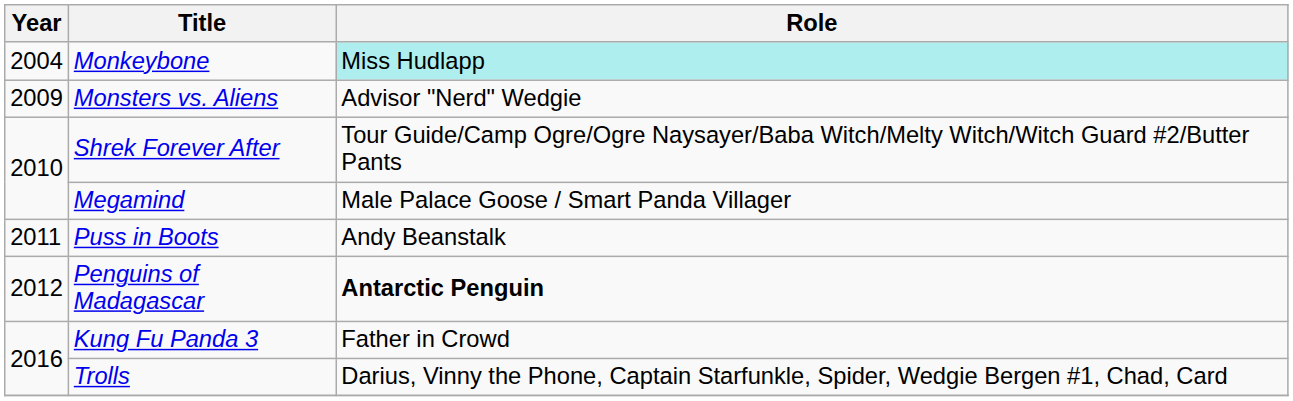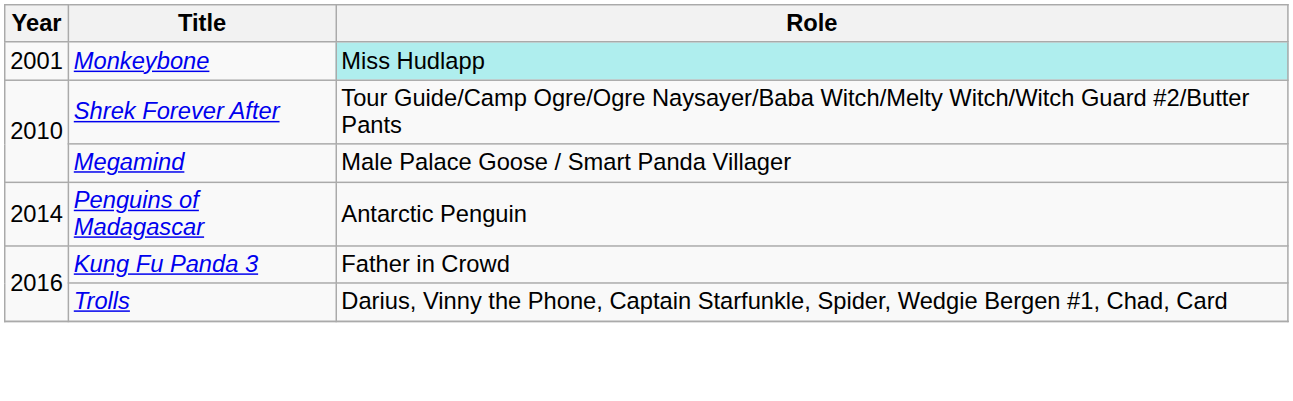(37, 60) 2004 -> (37, 60) 2001
- row: (176, 98)
- row: (146, 237)
(37, 288) 2012 -> (37, 213) 2014
(443, 288) bold -> (434, 213) normal
